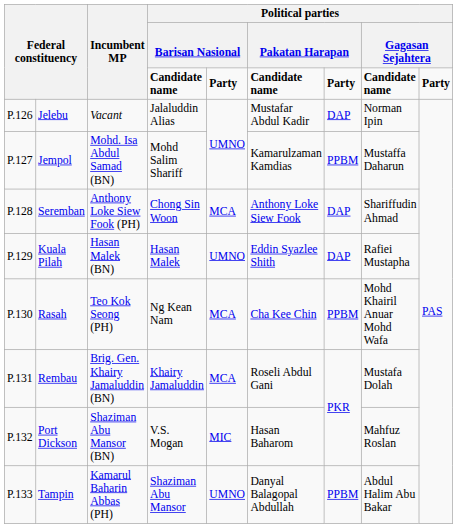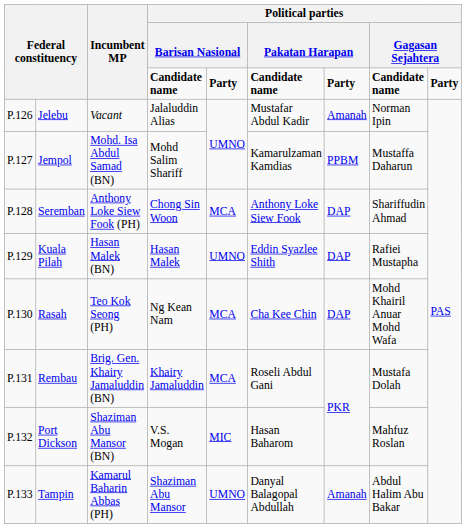(339, 115) DAP -> (347, 115) Amanah
(343, 314) PPBM -> (339, 314) DAP
(343, 494) PPBM -> (347, 494) Amanah
